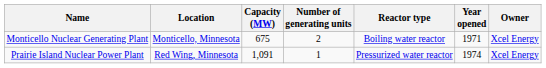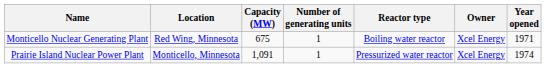columns swapped: (515, 18) <-> (472, 18)
(196, 39) Monticello, Minnesota -> (196, 39) Red Wing, Minnesota
(318, 39) 2 -> (318, 39) 1
(196, 55) Red Wing, Minnesota -> (196, 55) Monticello, Minnesota
